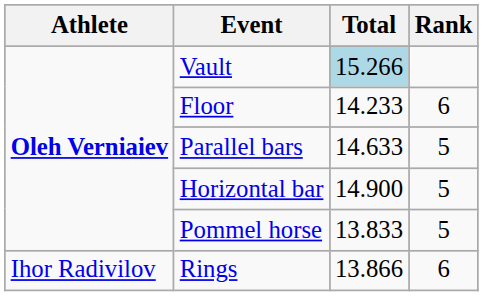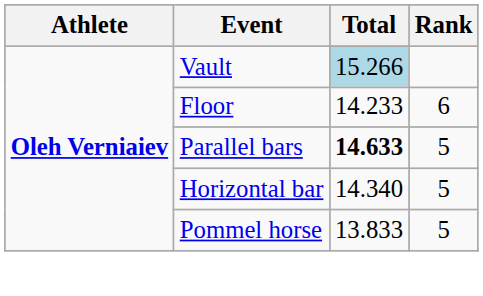(369, 147) normal -> (369, 147) bold
(369, 188) 14.900 -> (369, 188) 14.340
- row: (209, 270)
